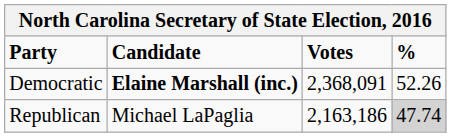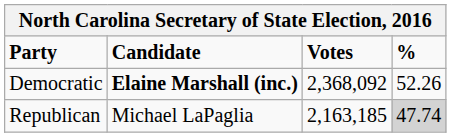(347, 83) 2,368,091 -> (347, 83) 2,368,092
(347, 115) 2,163,186 -> (347, 115) 2,163,185
